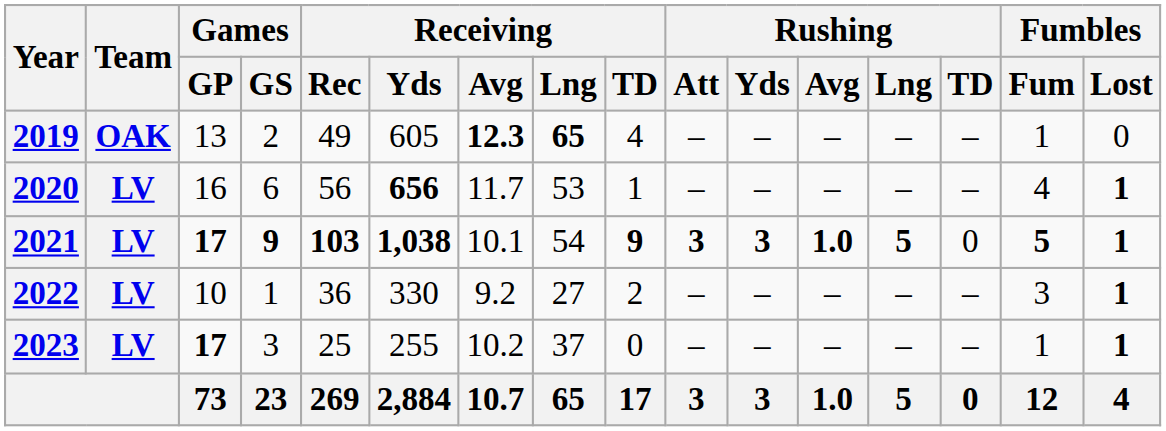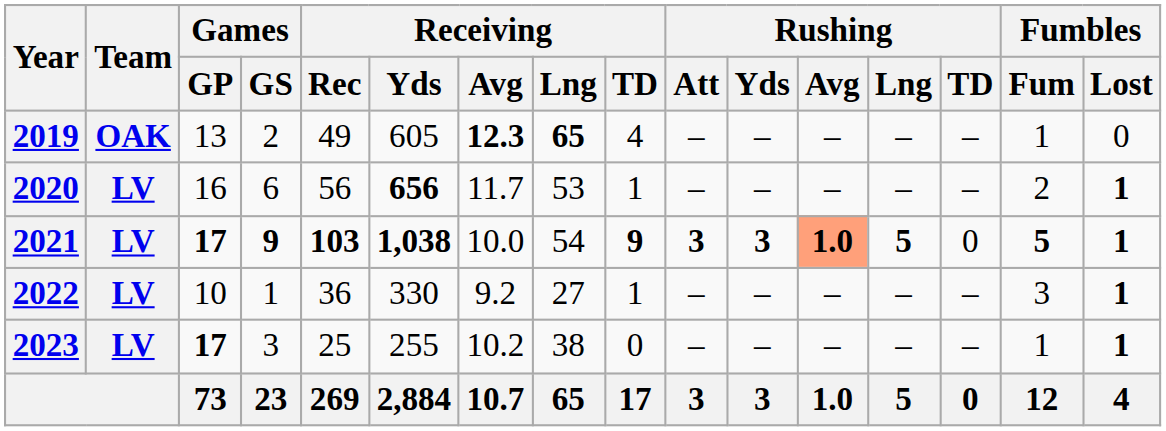(1042, 188) 4 -> (1042, 188) 2
(495, 240) 10.1 -> (495, 240) 10.0
(832, 240) no background -> (832, 240) lightsalmon background
(635, 293) 2 -> (635, 293) 1
(568, 345) 37 -> (568, 345) 38
